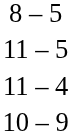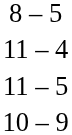rows swapped: (36, 86) <-> (36, 49)
